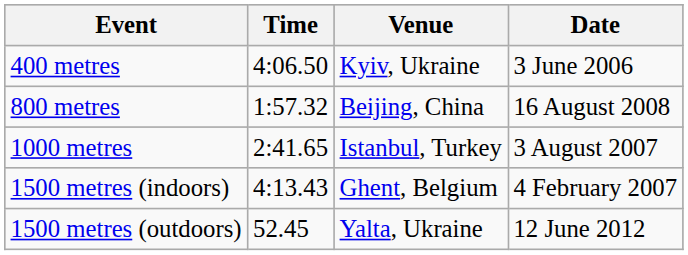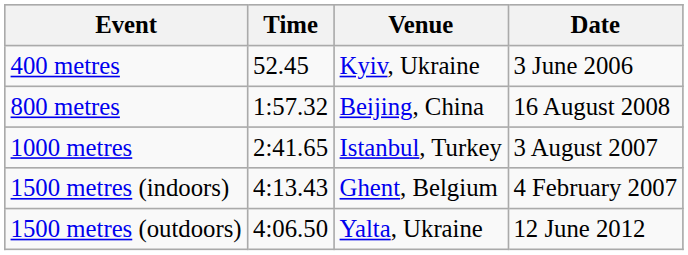(291, 65) 4:06.50 -> (281, 65) 52.45
(281, 229) 52.45 -> (291, 229) 4:06.50
